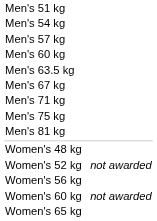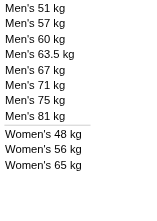- row: (35, 23)
- row: (43, 165)
- row: (43, 196)
